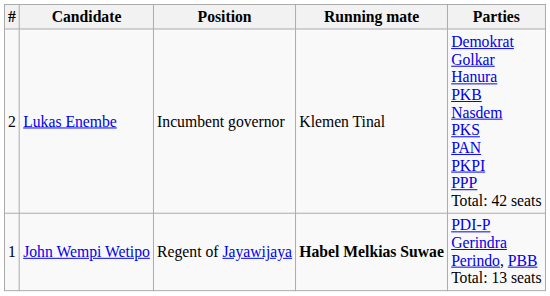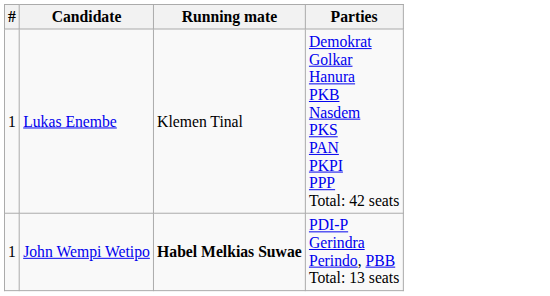- column: (225, 16)
(12, 121) 2 -> (12, 121) 1
